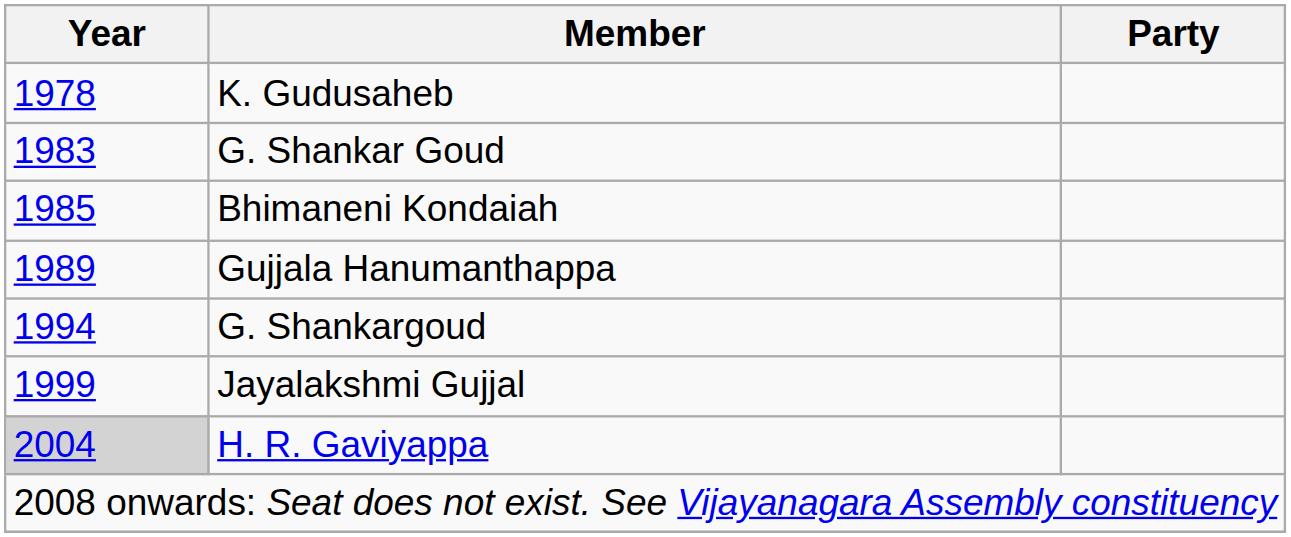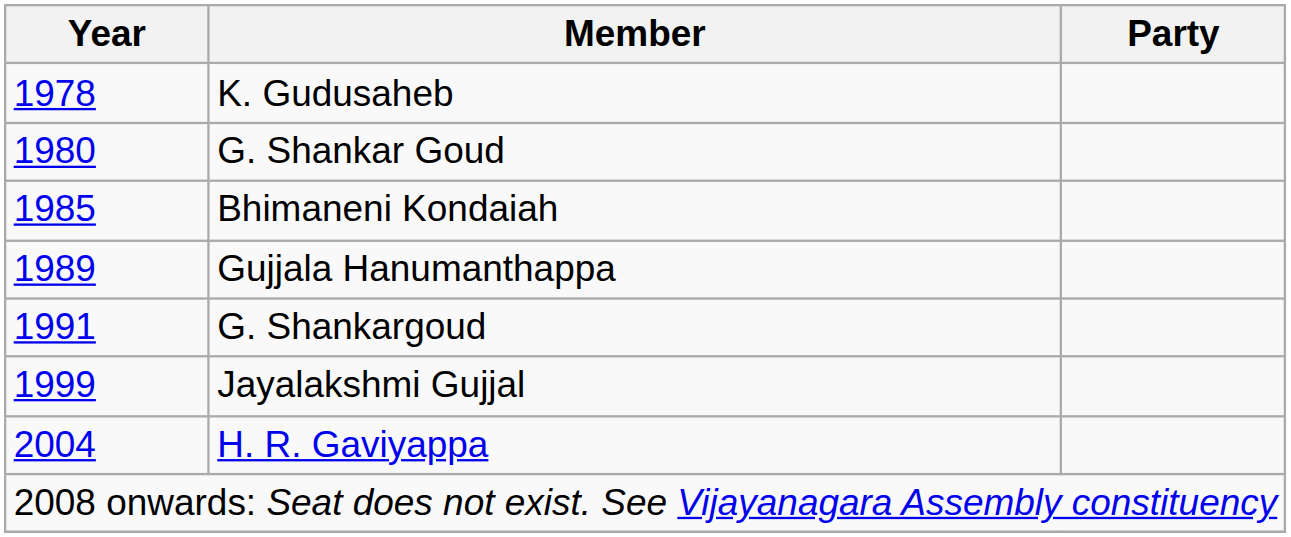(55, 151) 1983 -> (55, 151) 1980
(55, 326) 1994 -> (55, 326) 1991
(55, 444) lightgrey background -> (55, 444) no background
